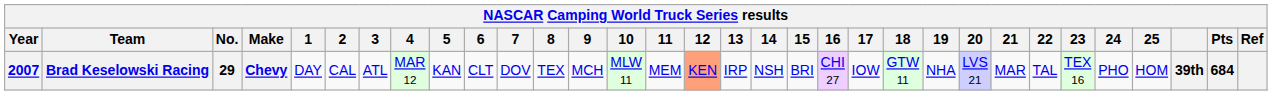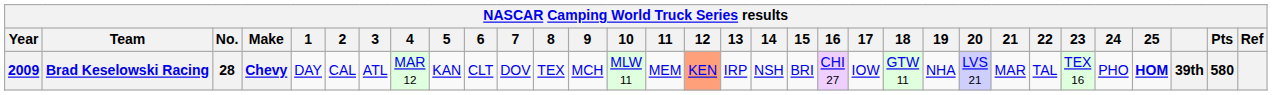(24, 71) 2007 -> (24, 71) 2009
(227, 71) 29 -> (227, 71) 28
(1152, 71) normal -> (1152, 71) bold
(1222, 71) 684 -> (1222, 71) 580
